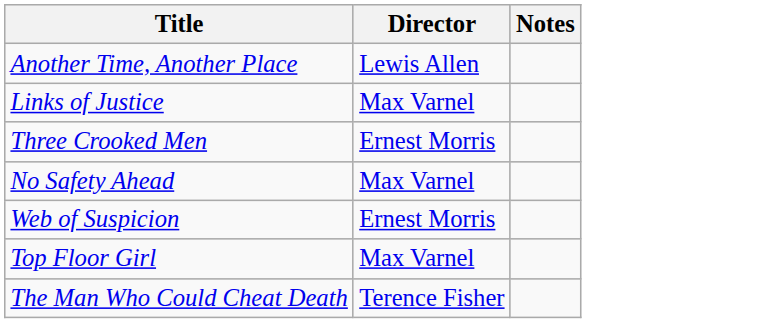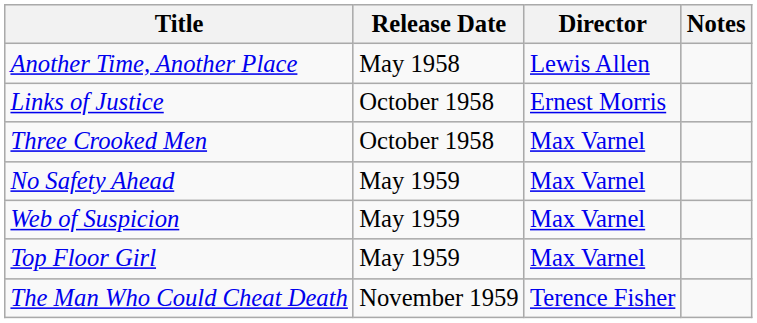+ column: (439, 24)
(417, 102) Max Varnel -> (598, 102) Ernest Morris
(427, 141) Ernest Morris -> (588, 141) Max Varnel
(427, 219) Ernest Morris -> (588, 219) Max Varnel
